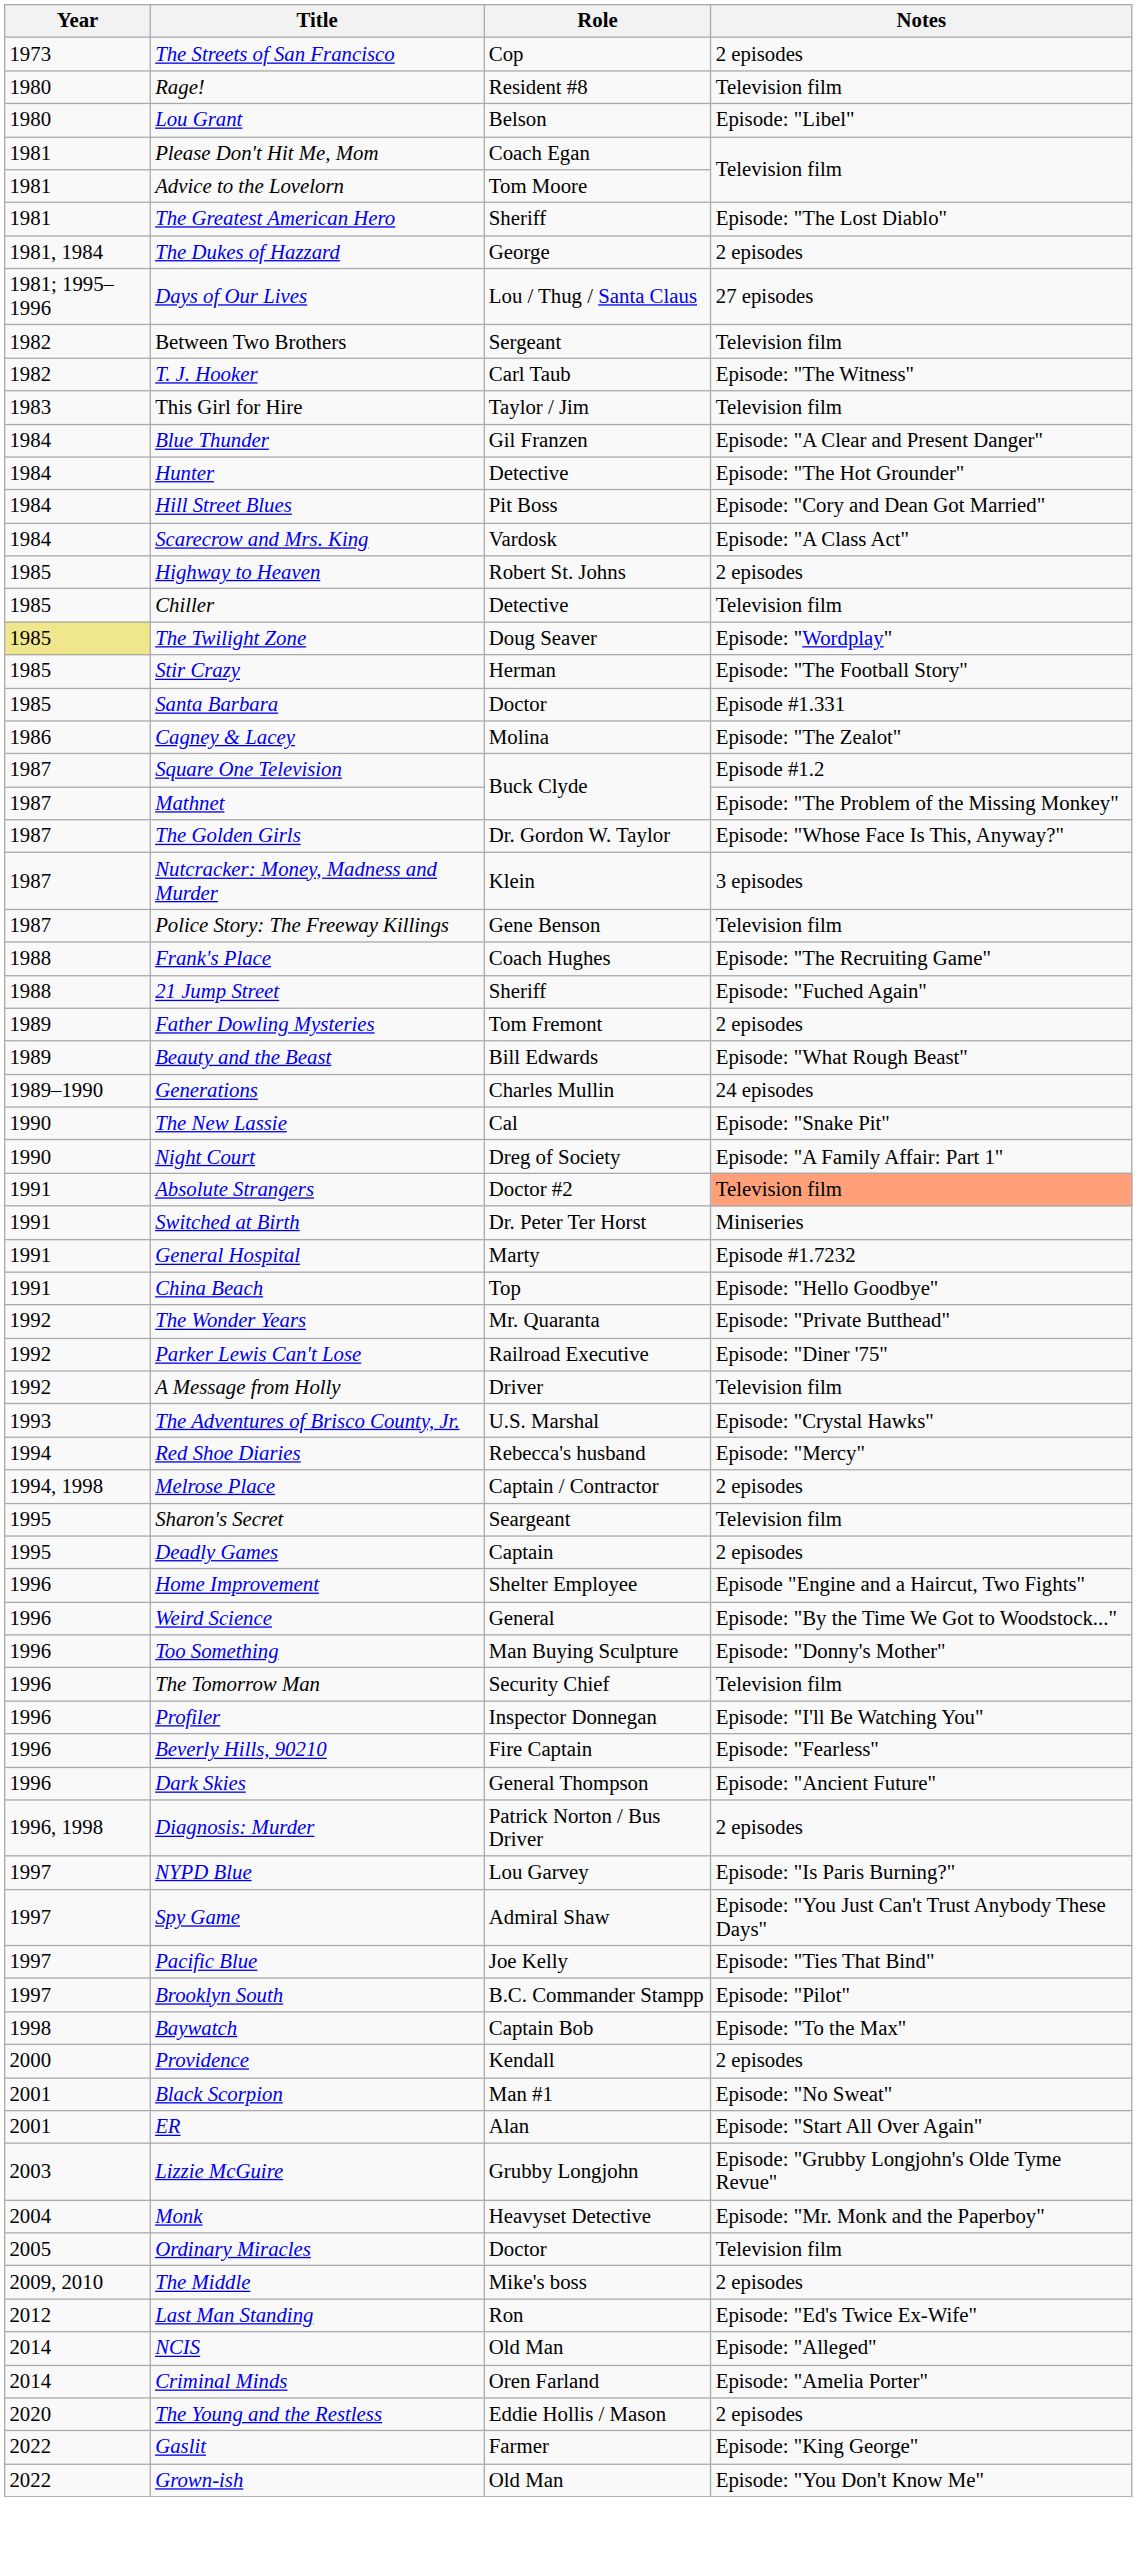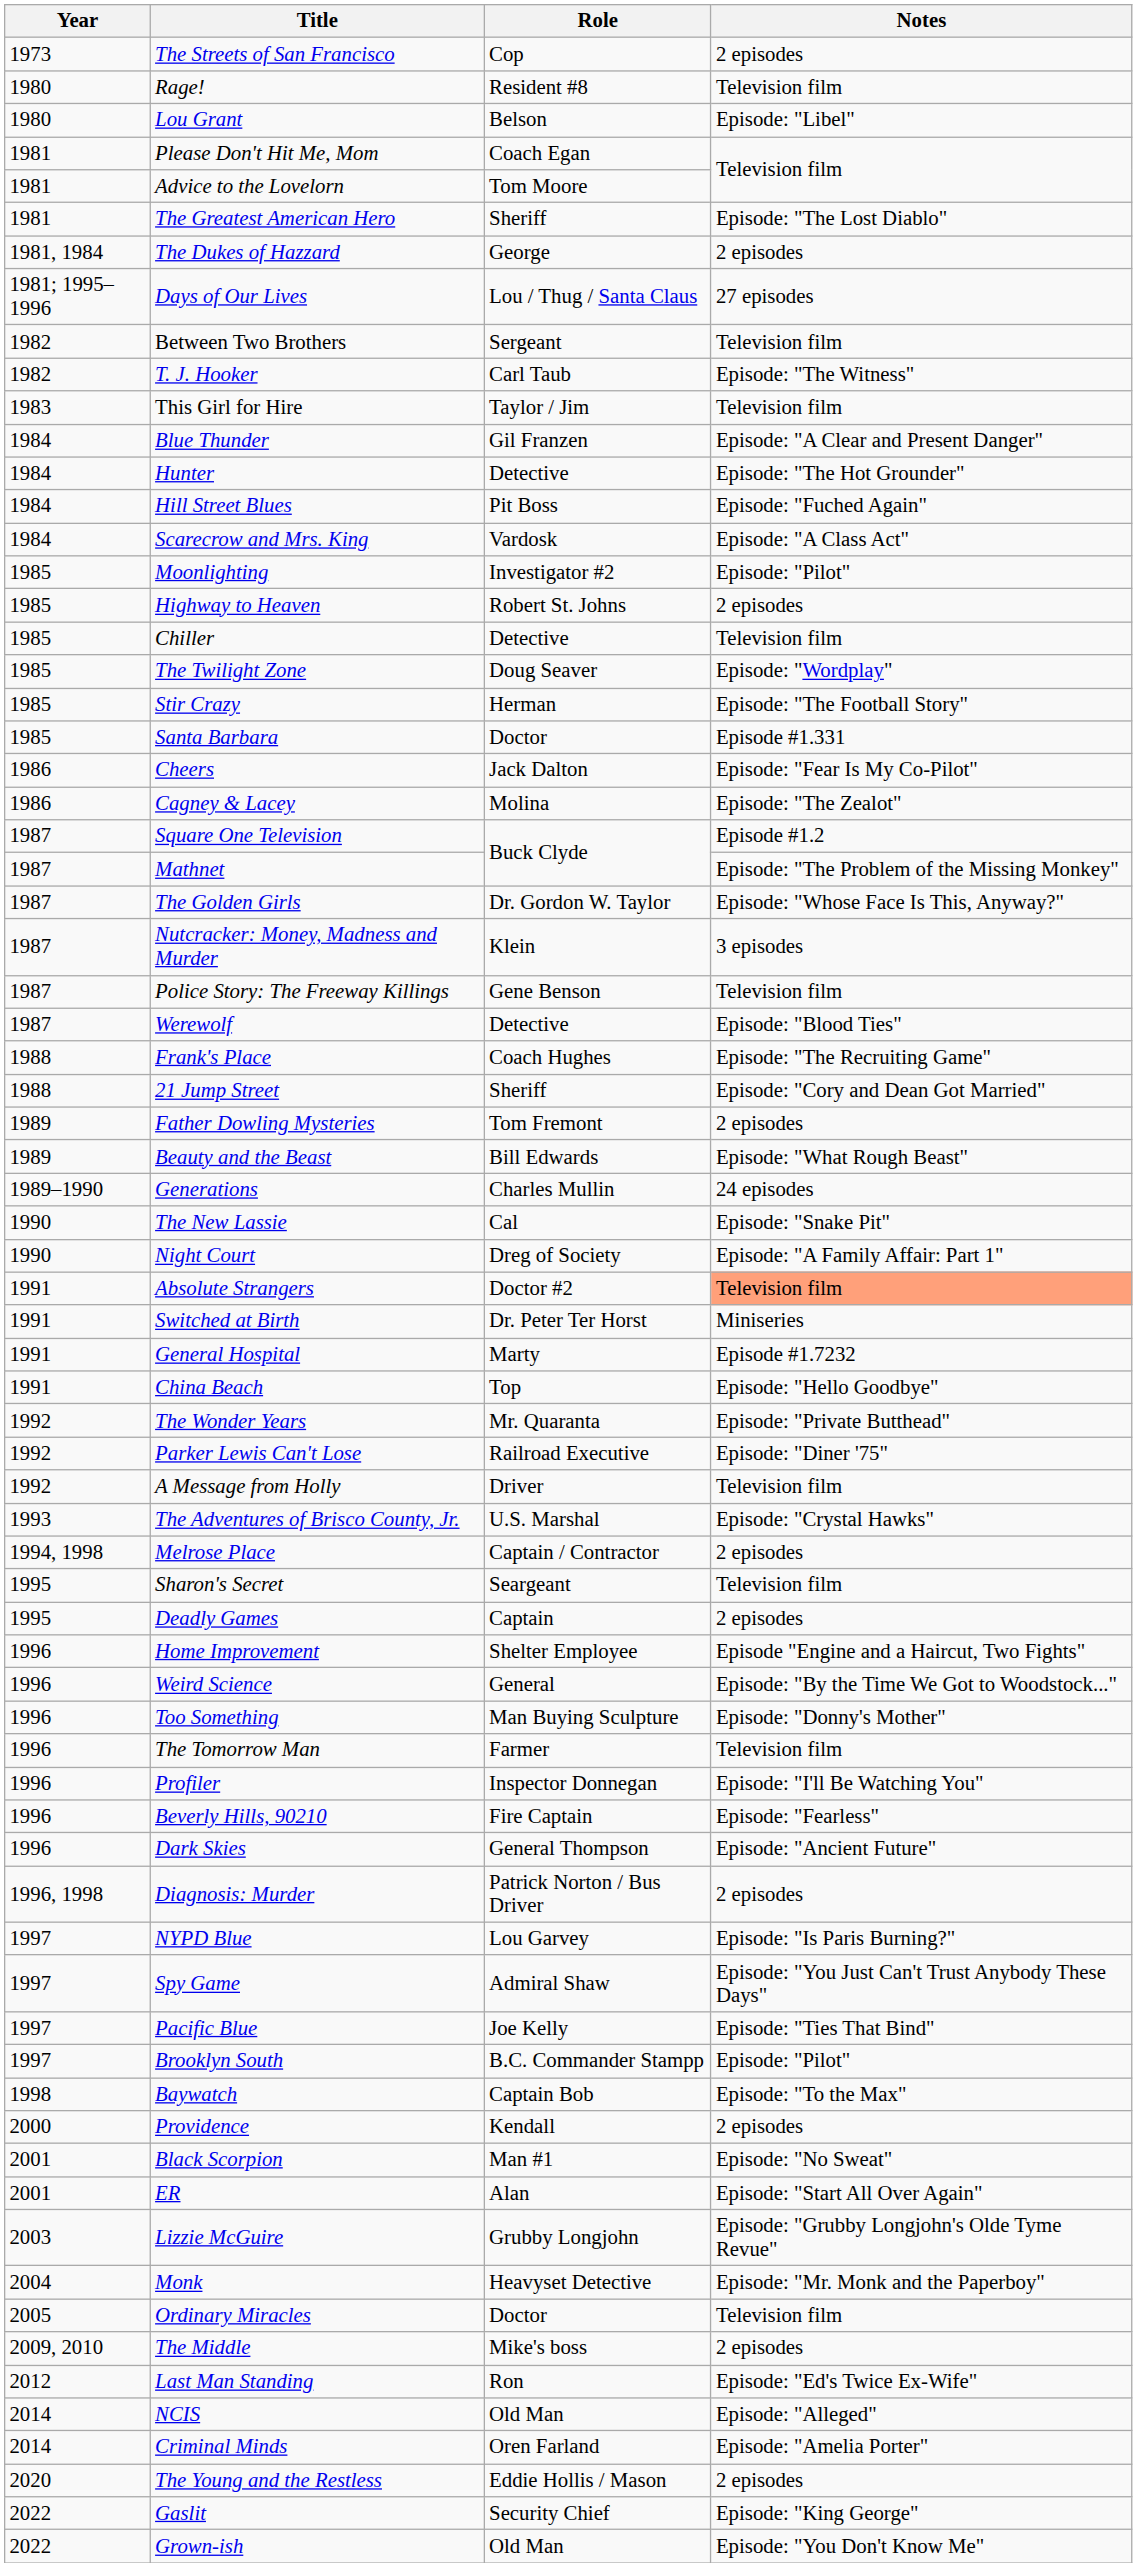(880, 506) Episode: "Cory and Dean Got Married" -> (821, 506) Episode: "Fuched Again"
+ row: (212, 572)
(30, 638) khaki background -> (30, 671) no background
+ row: (185, 770)
+ row: (194, 1024)
(821, 991) Episode: "Fuched Again" -> (881, 1090) Episode: "Cory and Dean Got Married"
- row: (228, 1453)
(549, 1684) Security Chief -> (519, 1750) Farmer
(519, 2447) Farmer -> (549, 2513) Security Chief
